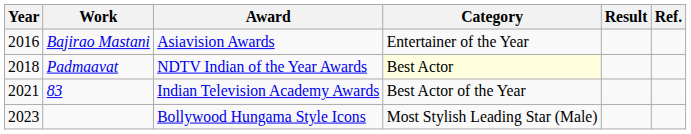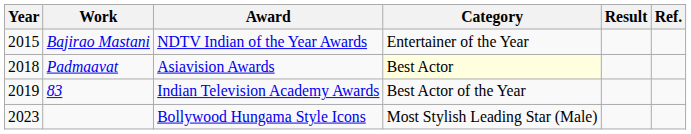(24, 41) 2016 -> (24, 41) 2015
(216, 41) Asiavision Awards -> (262, 41) NDTV Indian of the Year Awards
(262, 66) NDTV Indian of the Year Awards -> (216, 66) Asiavision Awards
(24, 91) 2021 -> (24, 91) 2019
